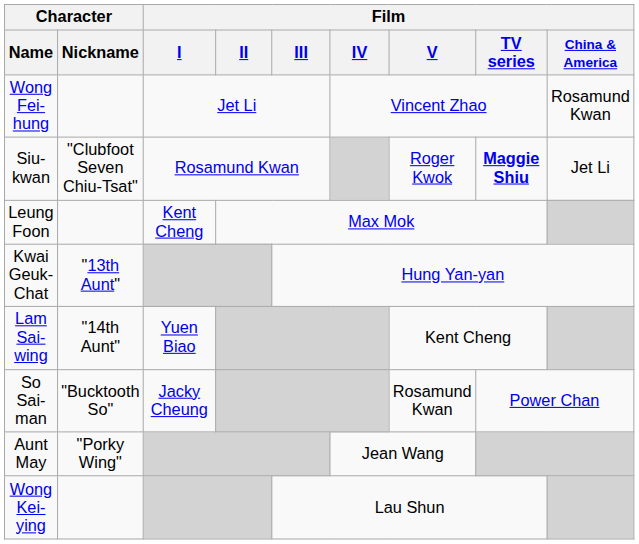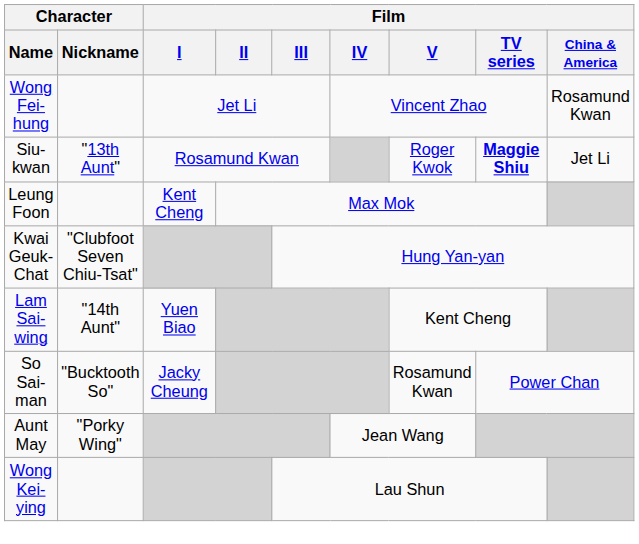(100, 168) "Clubfoot Seven Chiu-Tsat" -> (100, 159) "13th Aunt"
(100, 275) "13th Aunt" -> (100, 257) "Clubfoot Seven Chiu-Tsat"
